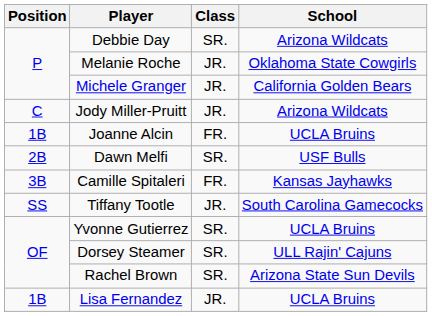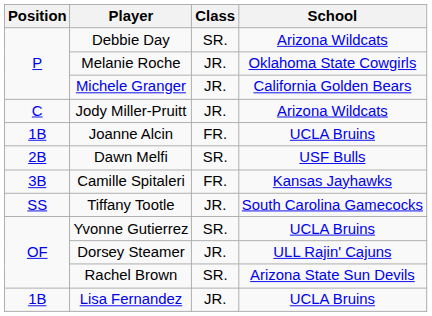(215, 252) SR. -> (215, 252) JR.
